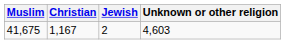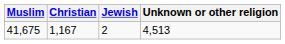(156, 30) 4,603 -> (156, 30) 4,513
